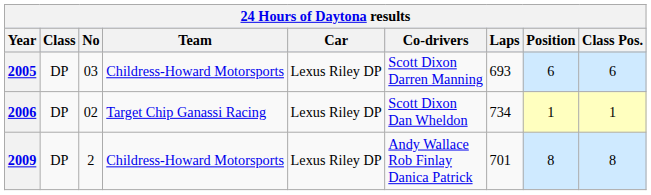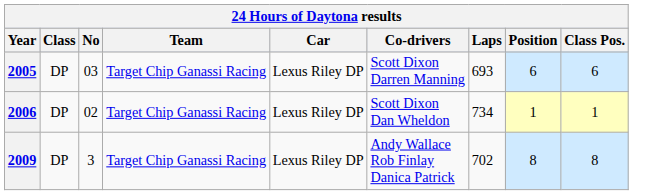(195, 72) Childress-Howard Motorsports -> (186, 72) Target Chip Ganassi Racing
(91, 161) 2 -> (91, 161) 3
(195, 161) Childress-Howard Motorsports -> (186, 161) Target Chip Ganassi Racing
(500, 161) 701 -> (482, 161) 702
